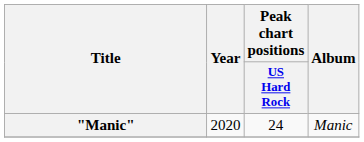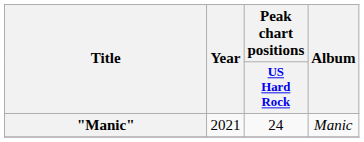(225, 125) 2020 -> (225, 125) 2021
